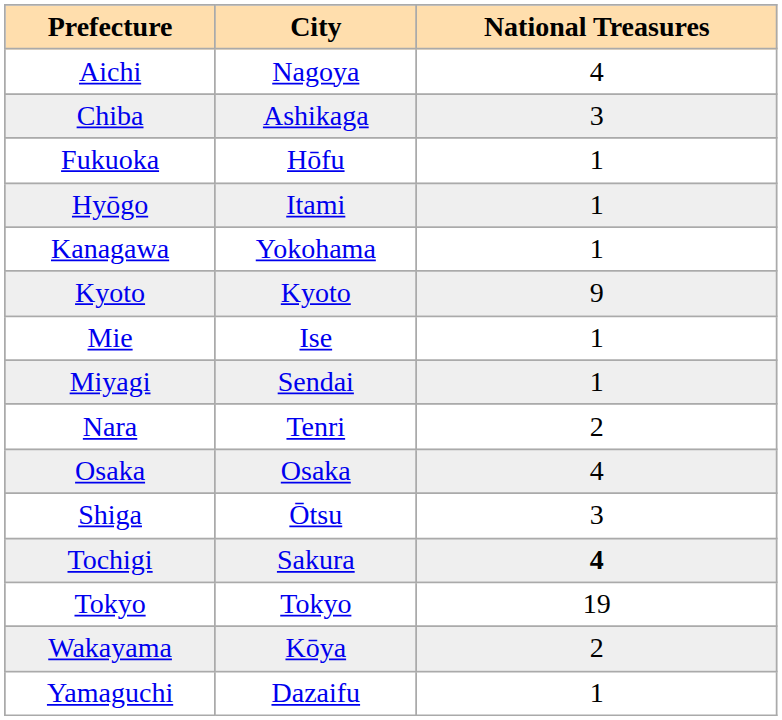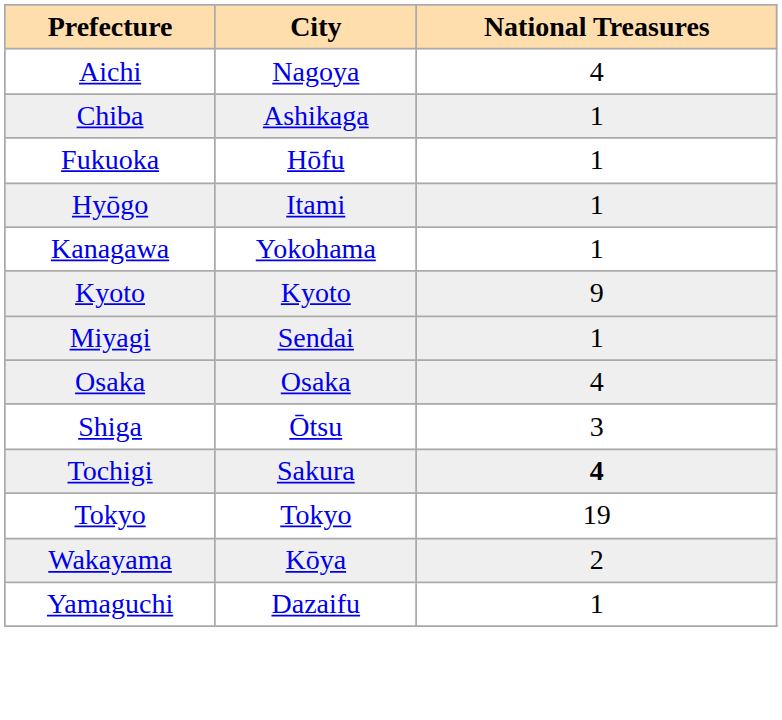(597, 115) 3 -> (597, 115) 1
- row: (110, 337)
- row: (110, 426)
